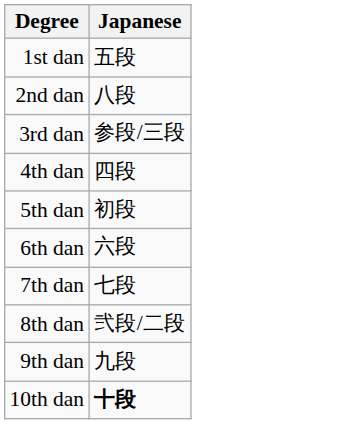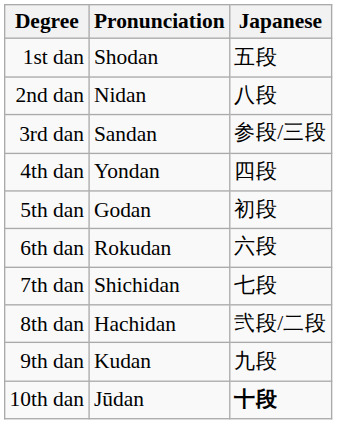+ column: (159, 21)
